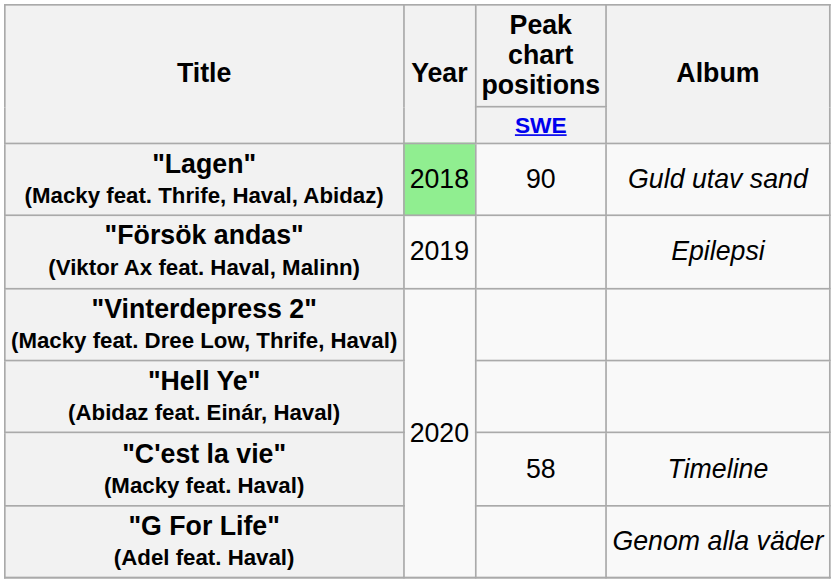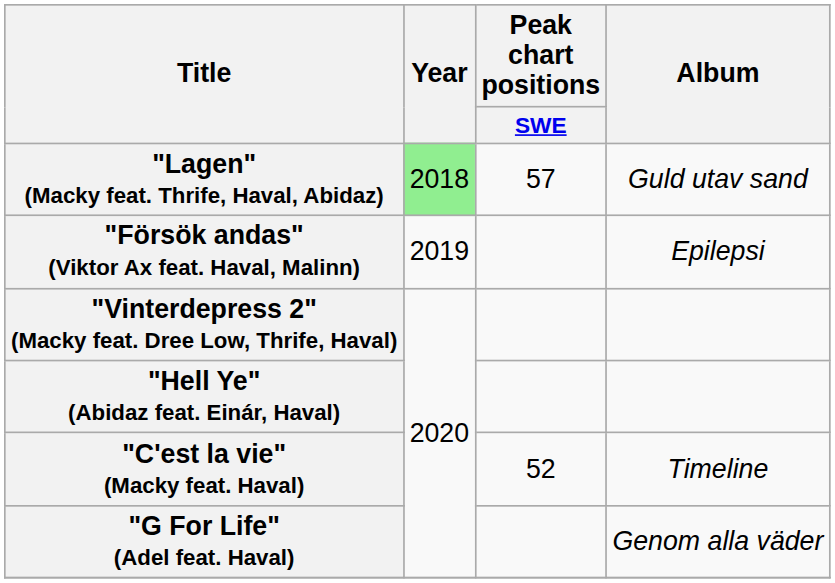(541, 179) 90 -> (541, 179) 57
(541, 468) 58 -> (541, 468) 52
